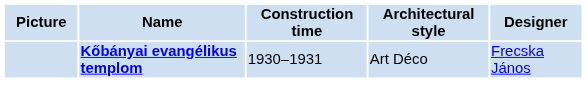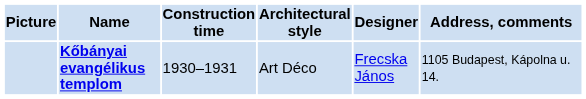+ column: (501, 22)
